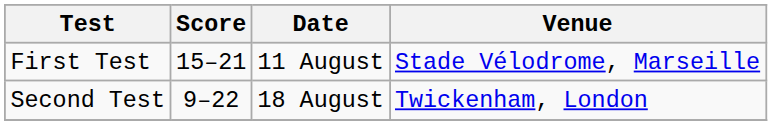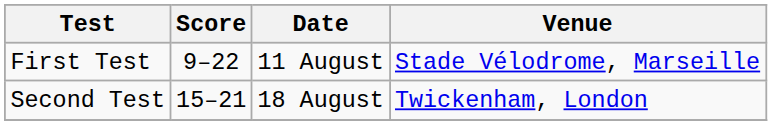(211, 62) 15–21 -> (211, 62) 9–22
(211, 100) 9–22 -> (211, 100) 15–21
